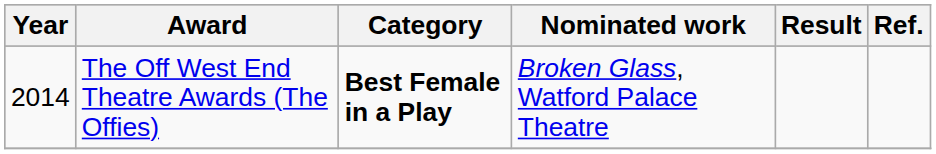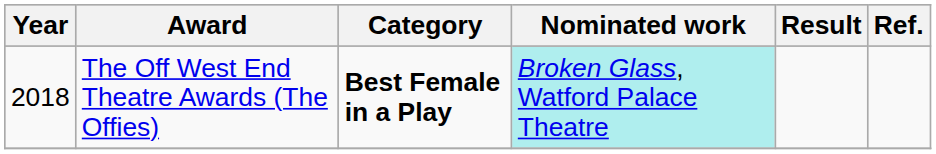(40, 97) 2014 -> (40, 97) 2018
(608, 97) no background -> (608, 97) paleturquoise background
